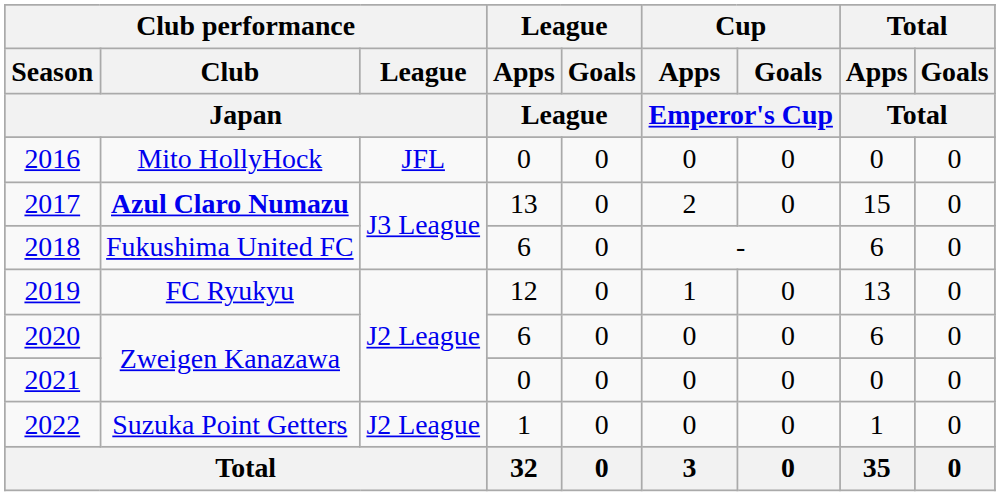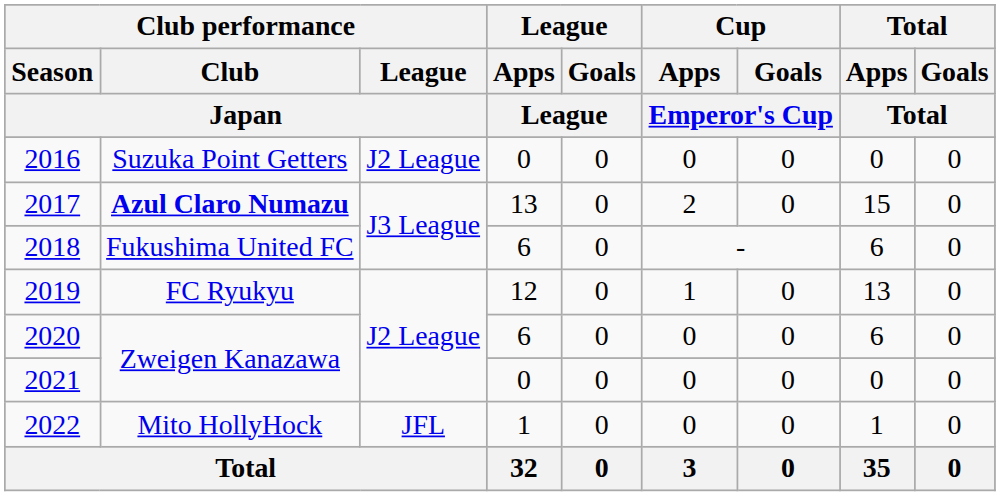(230, 159) Mito HollyHock -> (230, 159) Suzuka Point Getters
(423, 159) JFL -> (423, 159) J2 League
(230, 423) Suzuka Point Getters -> (230, 423) Mito HollyHock
(423, 423) J2 League -> (423, 423) JFL
